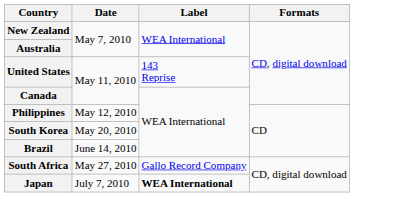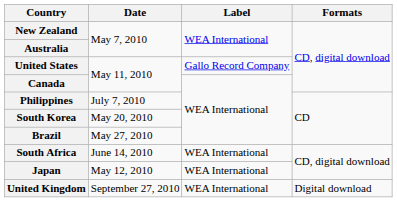(158, 71) 143 Reprise -> (237, 65) Gallo Record Company
(106, 113) May 12, 2010 -> (118, 100) July 7, 2010
(106, 148) June 14, 2010 -> (122, 135) May 27, 2010
(106, 165) May 27, 2010 -> (122, 153) June 14, 2010
(194, 165) Gallo Record Company -> (226, 153) WEA International
(102, 183) July 7, 2010 -> (122, 170) May 12, 2010
(187, 183) bold -> (226, 170) normal
+ row: (46, 188)
